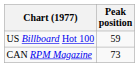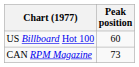(116, 39) 59 -> (116, 39) 60
